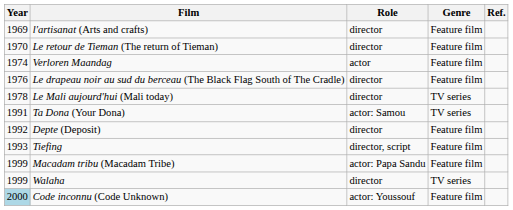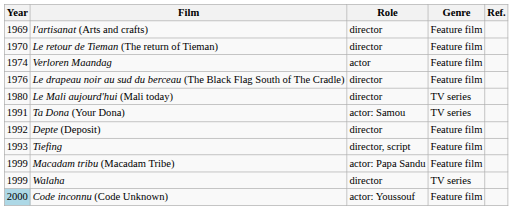(17, 96) 1978 -> (17, 96) 1980
